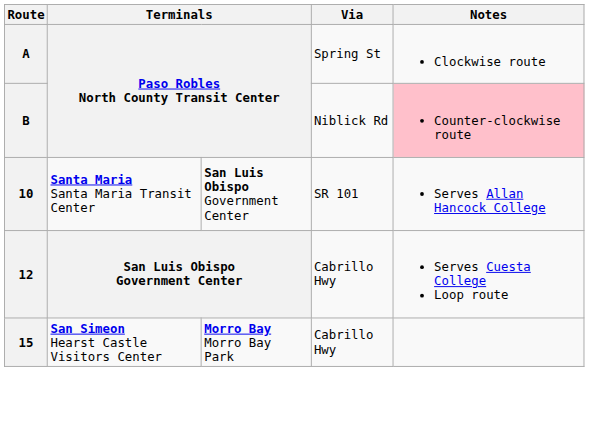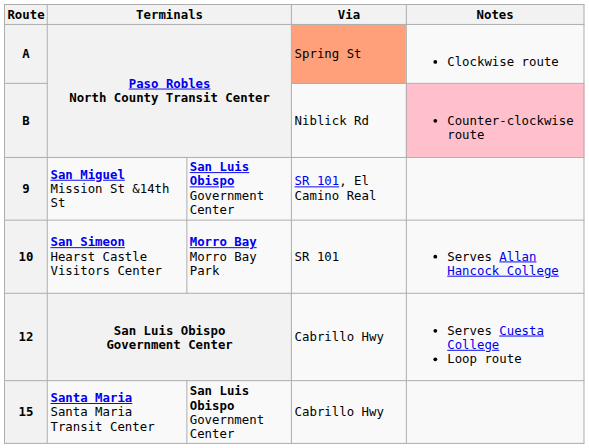(347, 54) no background -> (328, 54) lightsalmon background
+ row: (26, 188)
(121, 194) Santa Maria Santa Maria Transit Center -> (106, 257) San Simeon Hearst Castle Visitors Center
(241, 194) San Luis Obispo Government Center -> (223, 257) Morro Bay Morro Bay Park
(106, 342) San Simeon Hearst Castle Visitors Center -> (103, 412) Santa Maria Santa Maria Transit Center
(238, 342) Morro Bay Morro Bay Park -> (227, 412) San Luis Obispo Government Center
